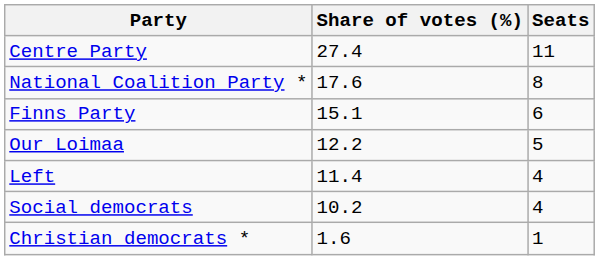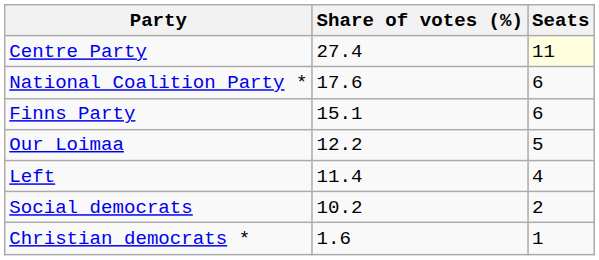(544, 51) no background -> (544, 51) lightyellow background
(538, 83) 8 -> (538, 83) 6
(538, 207) 4 -> (538, 207) 2
